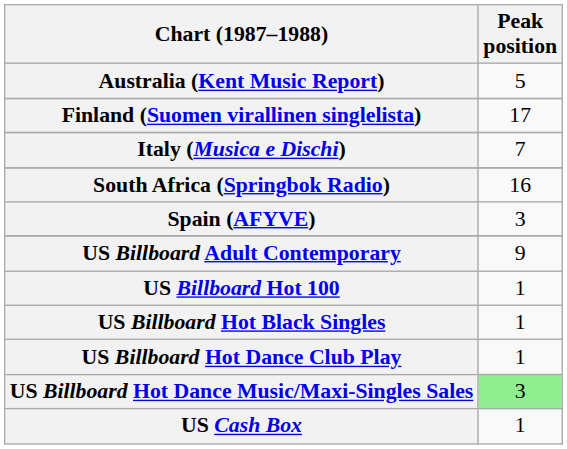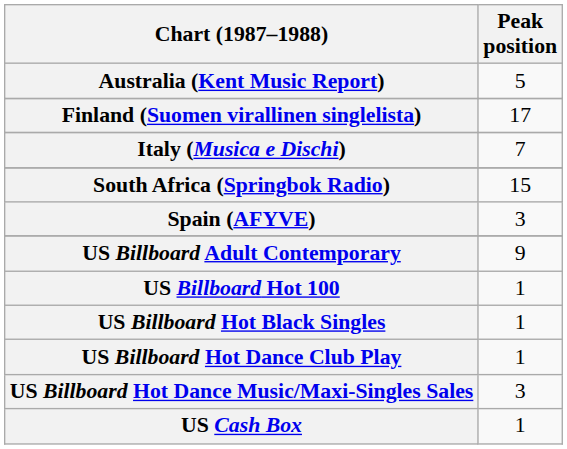(520, 184) 16 -> (520, 184) 15
(520, 391) lightgreen background -> (520, 391) no background
